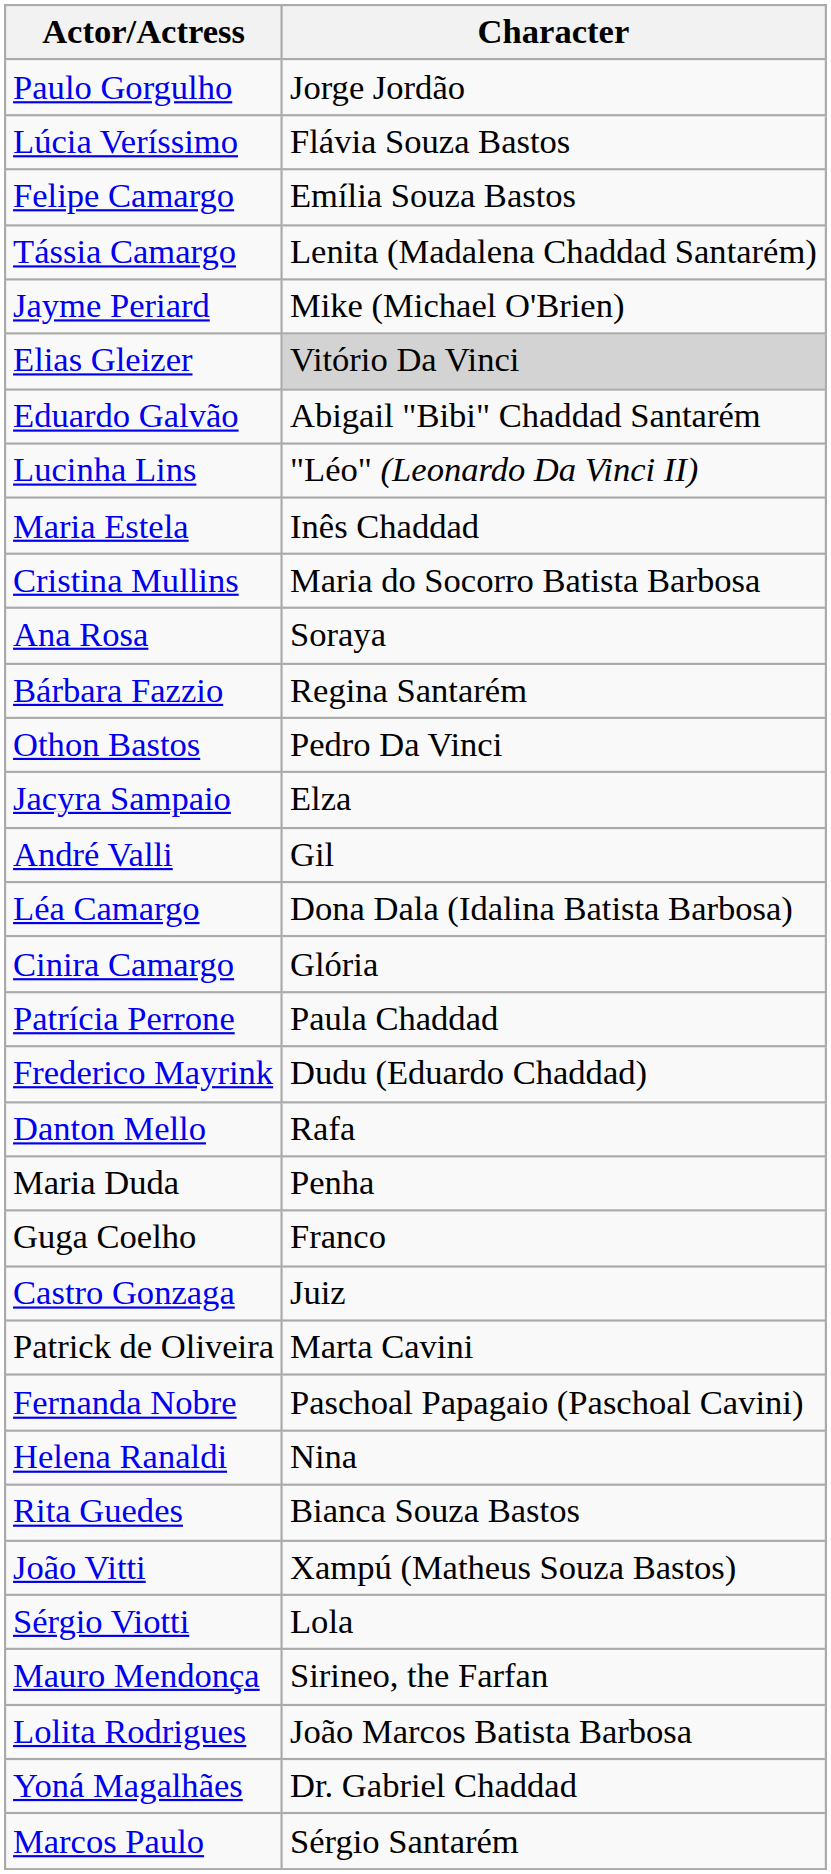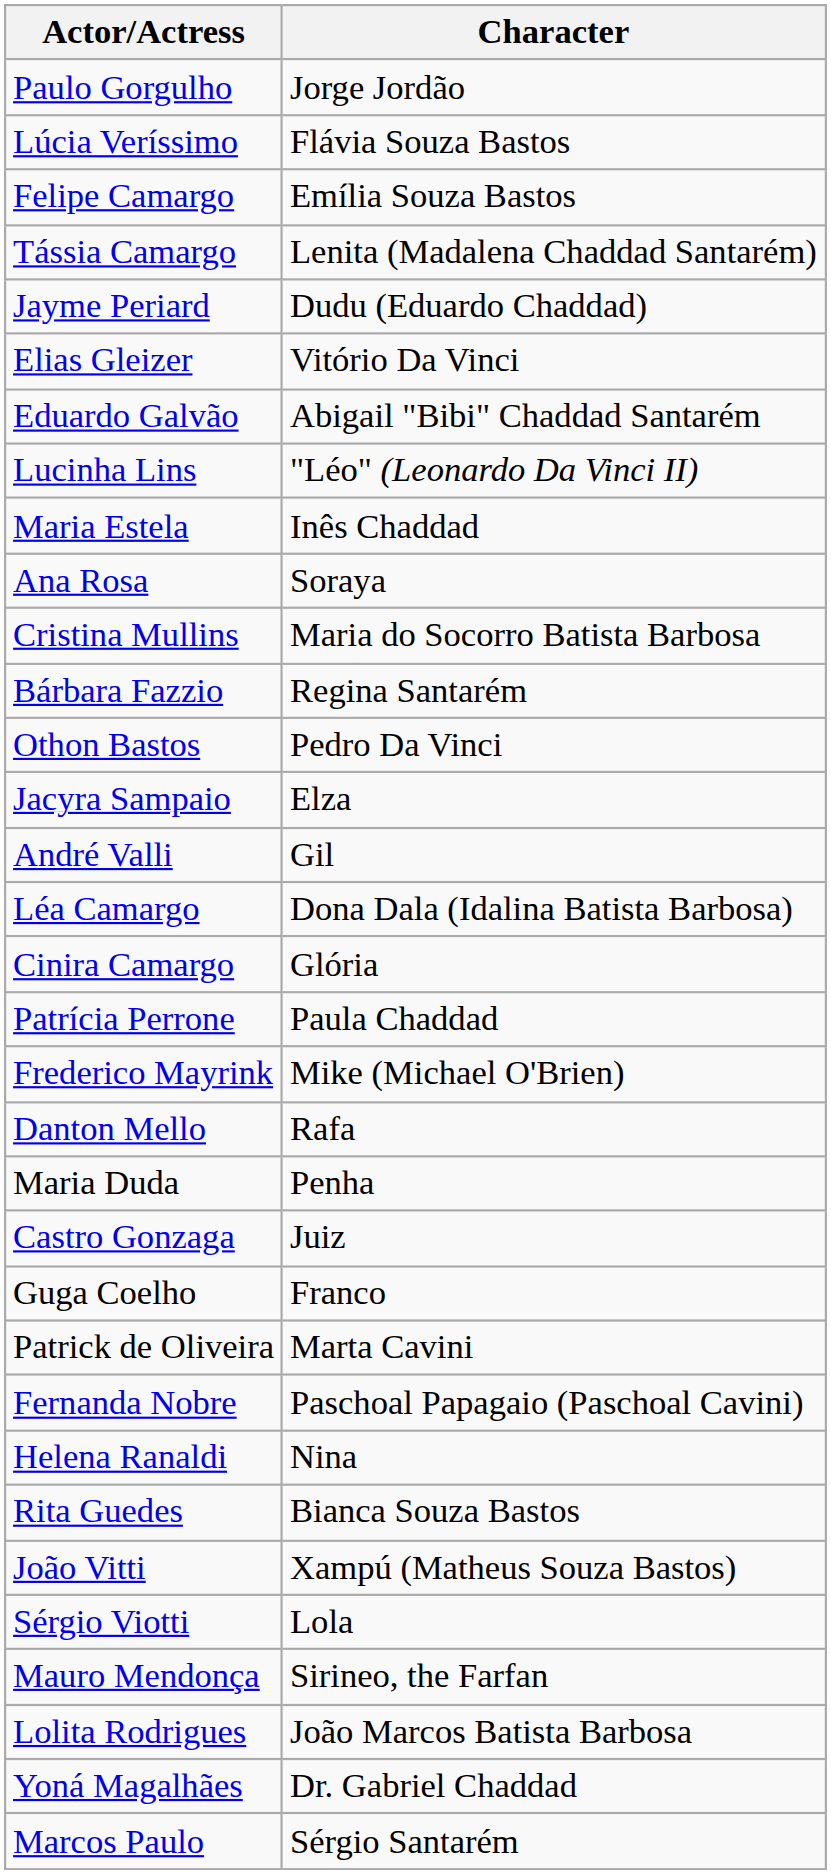(457, 305) Mike (Michael O'Brien) -> (469, 305) Dudu (Eduardo Chaddad)
(405, 360) lightgrey background -> (405, 360) no background
rows swapped: (81, 634) <-> (126, 580)
(469, 1073) Dudu (Eduardo Chaddad) -> (457, 1073) Mike (Michael O'Brien)
rows swapped: (105, 1237) <-> (124, 1292)
